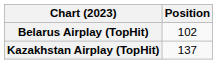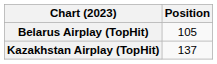(187, 31) 102 -> (187, 31) 105
